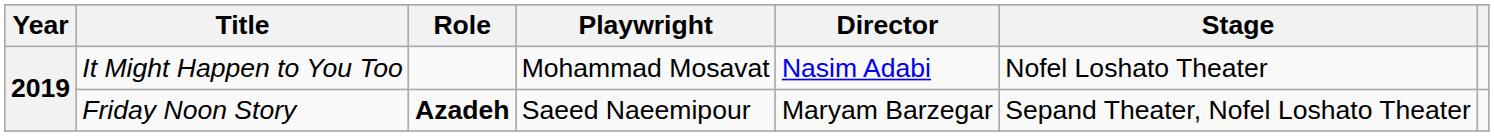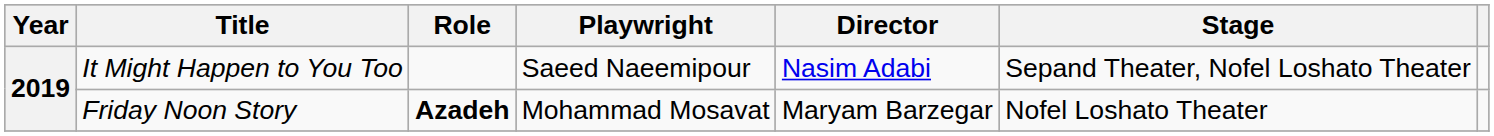(646, 67) Mohammad Mosavat -> (636, 67) Saeed Naeemipour
(1136, 67) Nofel Loshato Theater -> (1238, 67) Sepand Theater, Nofel Loshato Theater
(636, 109) Saeed Naeemipour -> (646, 109) Mohammad Mosavat
(1238, 109) Sepand Theater, Nofel Loshato Theater -> (1136, 109) Nofel Loshato Theater
